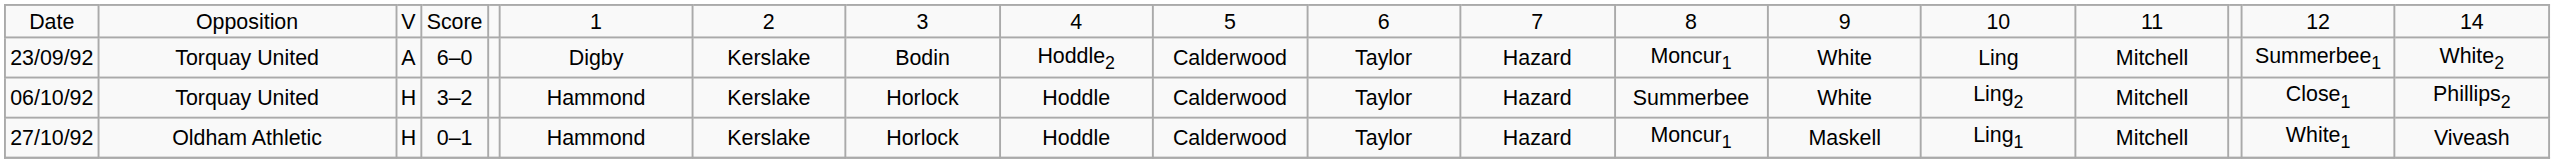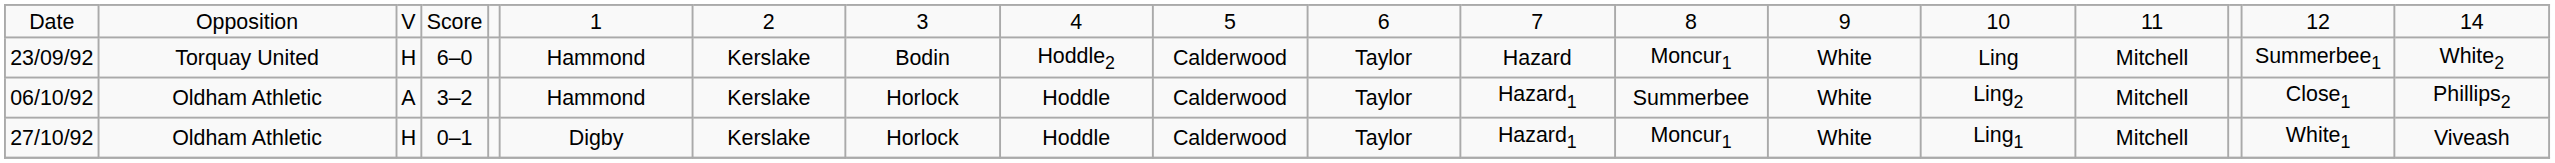(409, 58) A -> (409, 58) H
(596, 58) Digby -> (596, 58) Hammond
(247, 98) Torquay United -> (247, 98) Oldham Athletic
(409, 98) H -> (409, 98) A
(1537, 98) Hazard -> (1537, 98) Hazard1
(596, 137) Hammond -> (596, 137) Digby
(1537, 137) Hazard -> (1537, 137) Hazard1
(1845, 137) Maskell -> (1845, 137) White
